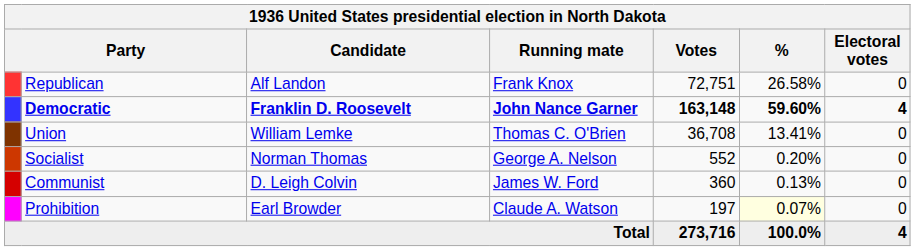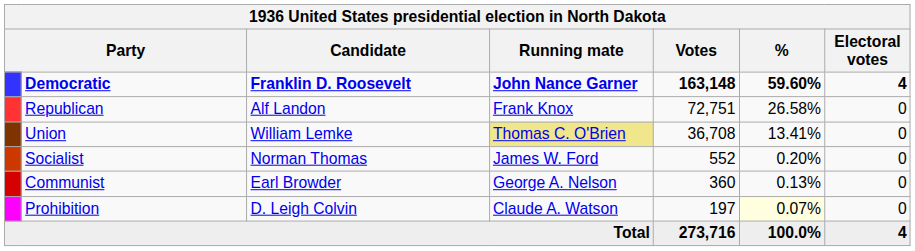rows swapped: (68, 109) <-> (64, 84)
(559, 134) no background -> (559, 134) khaki background
(555, 158) George A. Nelson -> (546, 158) James W. Ford
(304, 183) D. Leigh Colvin -> (296, 183) Earl Browder
(546, 183) James W. Ford -> (555, 183) George A. Nelson
(296, 208) Earl Browder -> (304, 208) D. Leigh Colvin
